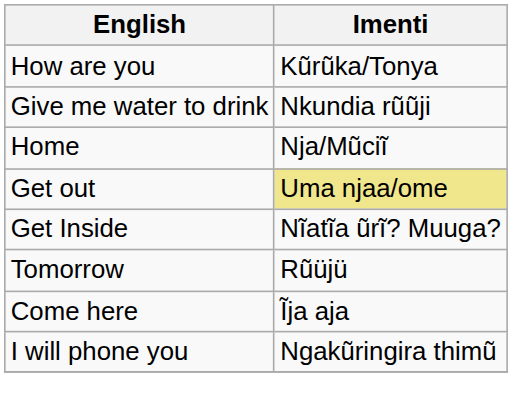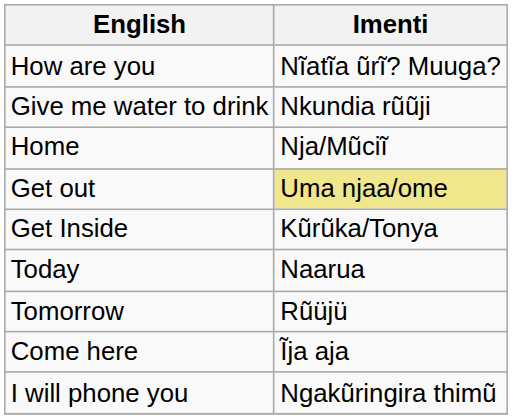(359, 65) Kũrũka/Tonya -> (391, 65) Nĩatĩa ũrĩ? Muuga?
(391, 229) Nĩatĩa ũrĩ? Muuga? -> (359, 229) Kũrũka/Tonya
+ row: (45, 270)
